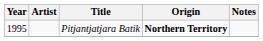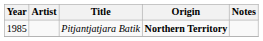(17, 28) 1995 -> (17, 28) 1985
